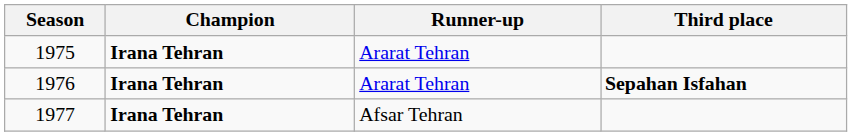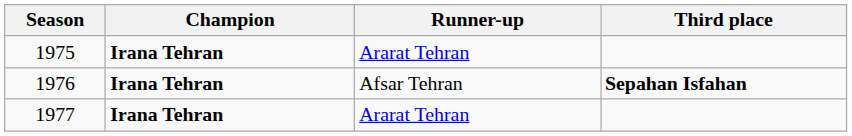(414, 83) Ararat Tehran -> (411, 83) Afsar Tehran
(411, 114) Afsar Tehran -> (414, 114) Ararat Tehran
